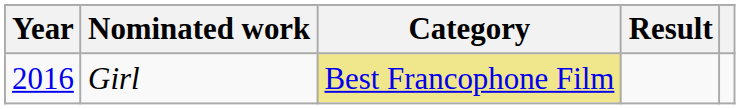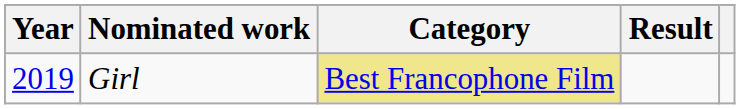(43, 77) 2016 -> (43, 77) 2019
